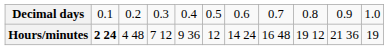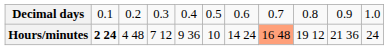(214, 34) 12 -> (214, 34) 10
(276, 34) no background -> (276, 34) lightsalmon background
(372, 34) 19 -> (372, 34) 24
